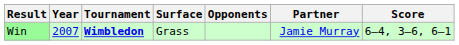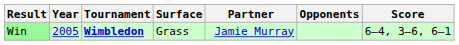columns swapped: (316, 13) <-> (238, 13)
(66, 31) 2007 -> (66, 31) 2005
